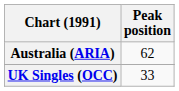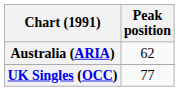(147, 75) 33 -> (147, 75) 77
